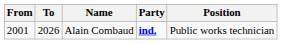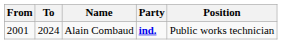(49, 30) 2026 -> (49, 30) 2024
